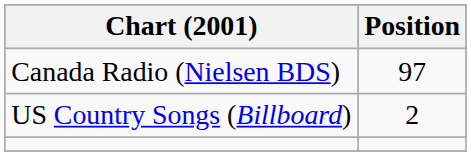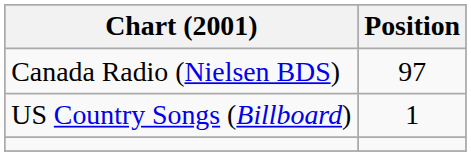(412, 114) 2 -> (412, 114) 1
